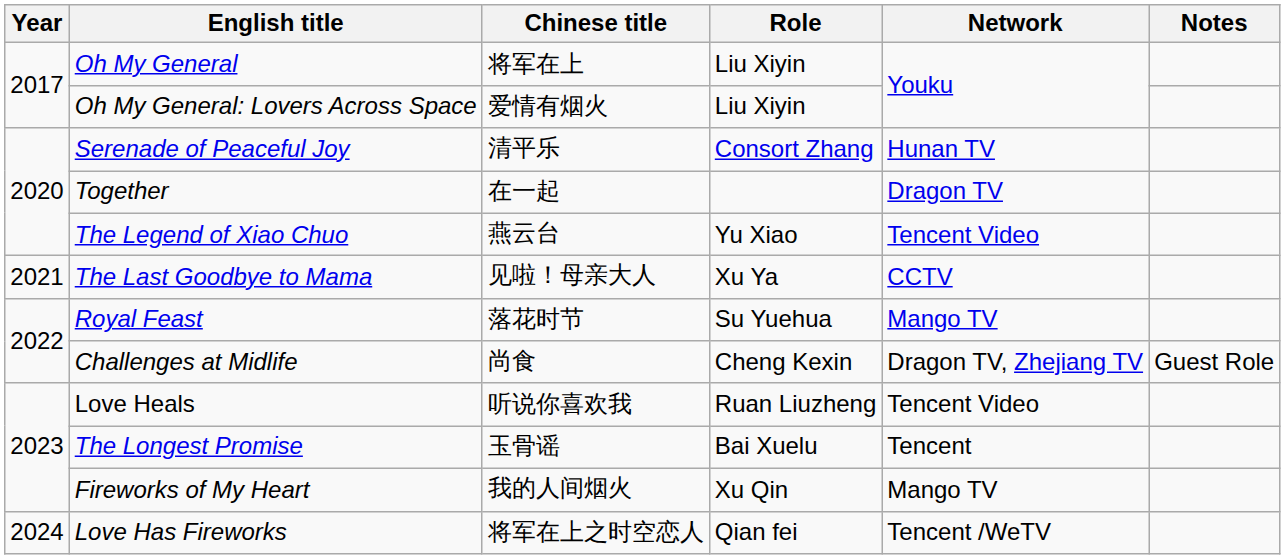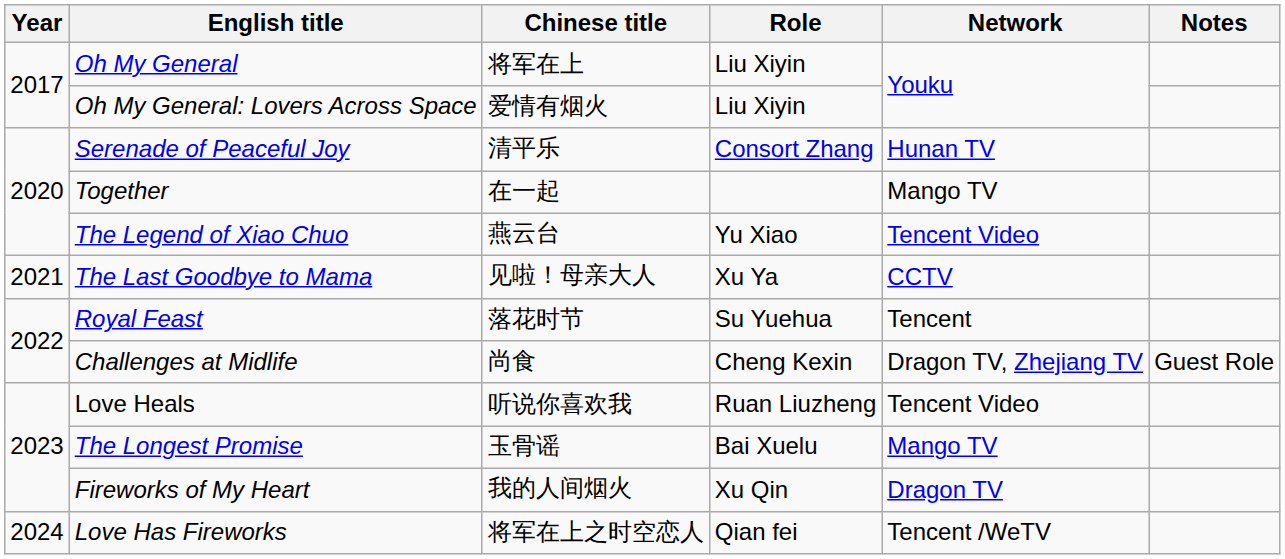(945, 191) Dragon TV -> (942, 191) Mango TV
(942, 319) Mango TV -> (929, 319) Tencent
(929, 446) Tencent -> (942, 446) Mango TV
(942, 489) Mango TV -> (945, 489) Dragon TV
